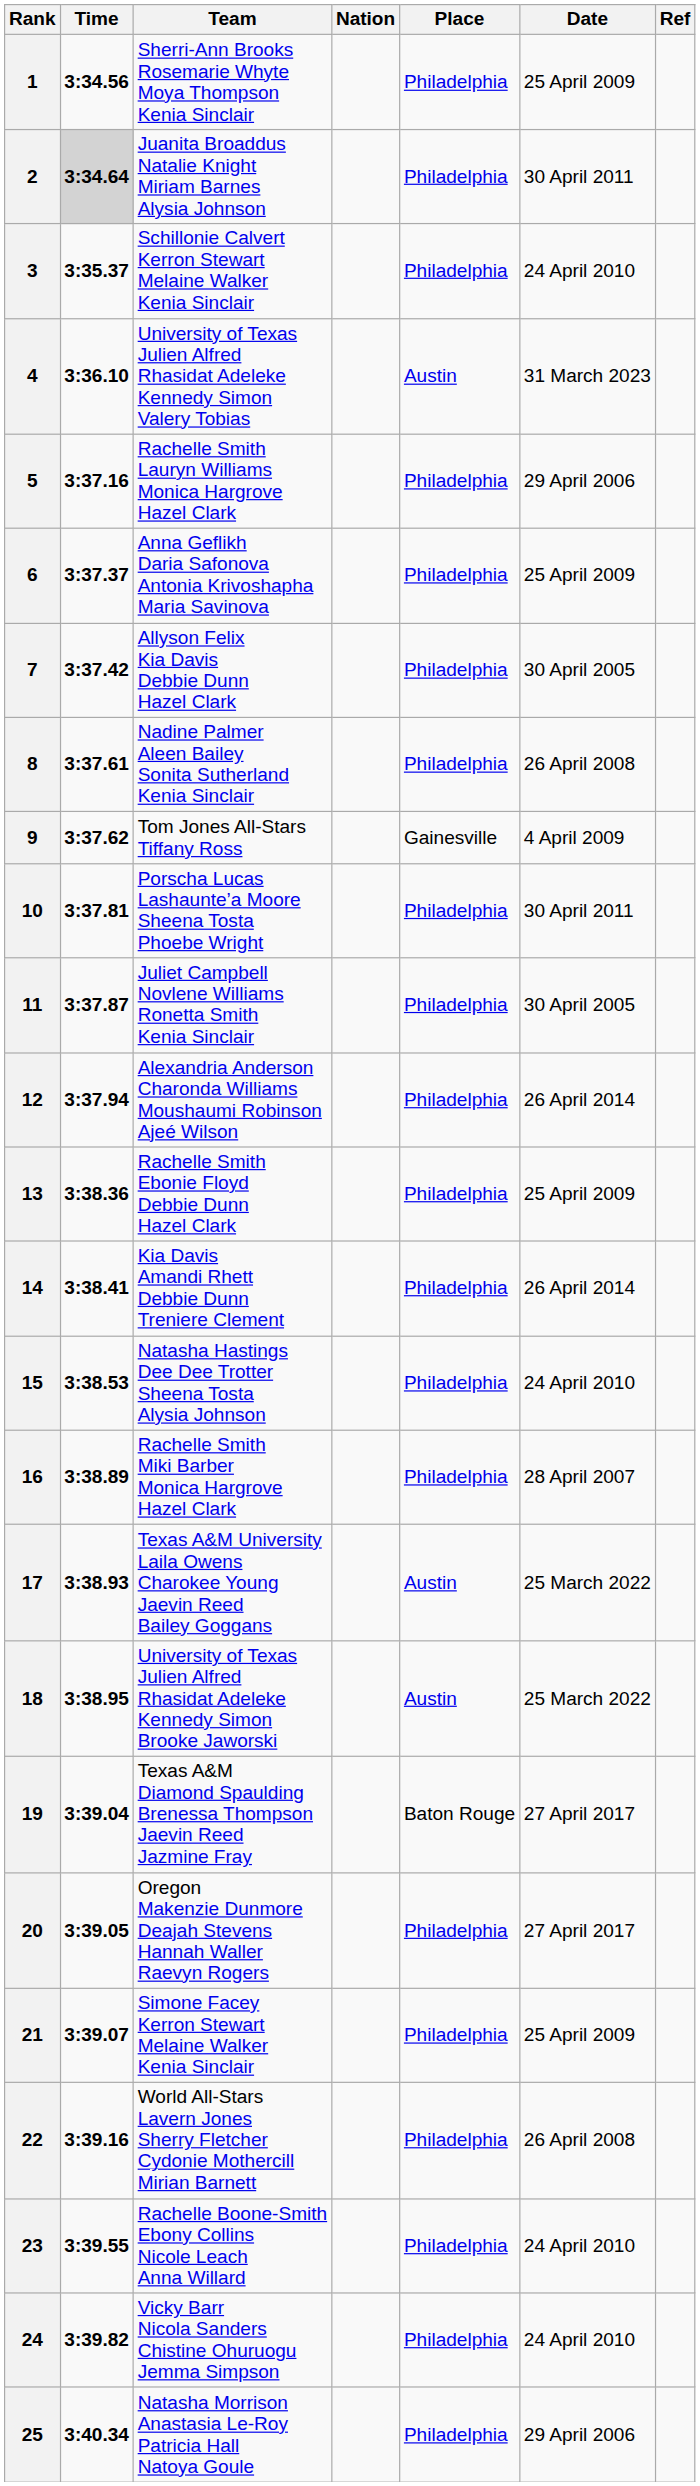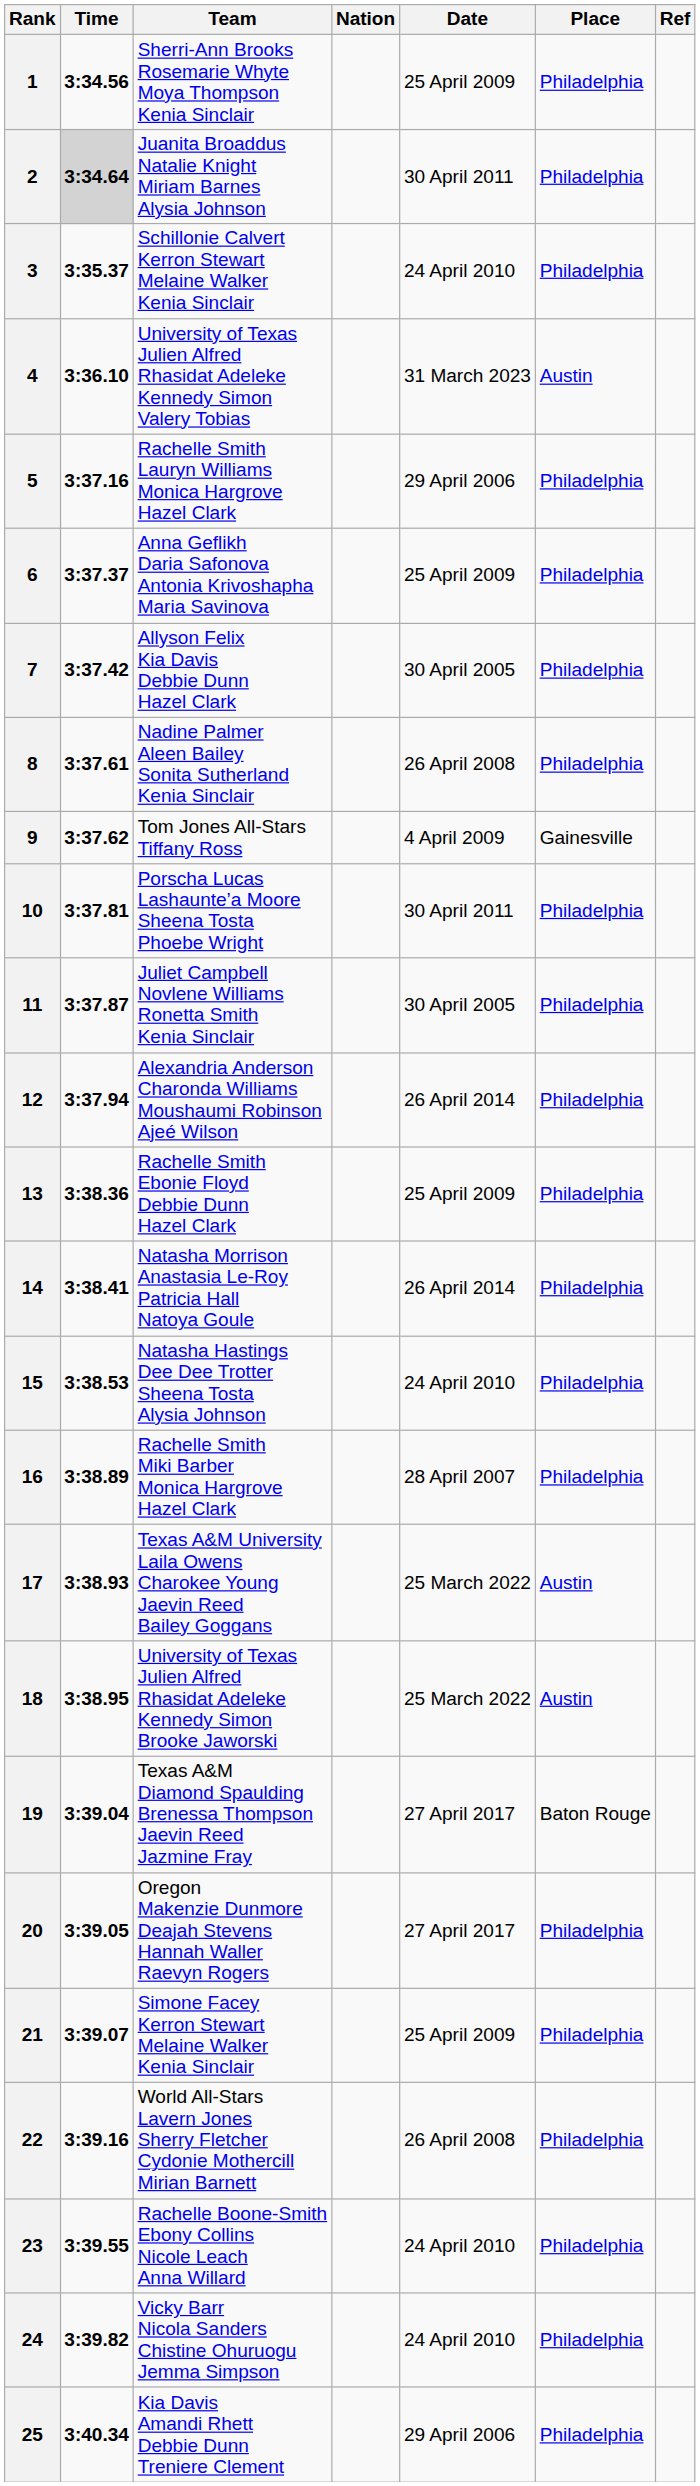columns swapped: (587, 19) <-> (459, 19)
(211, 1288) Kia Davis Amandi Rhett Debbie Dunn Treniere Clement -> (213, 1288) Natasha Morrison Anastasia Le-Roy Patricia Hall Natoya Goule
(213, 2434) Natasha Morrison Anastasia Le-Roy Patricia Hall Natoya Goule -> (211, 2434) Kia Davis Amandi Rhett Debbie Dunn Treniere Clement
